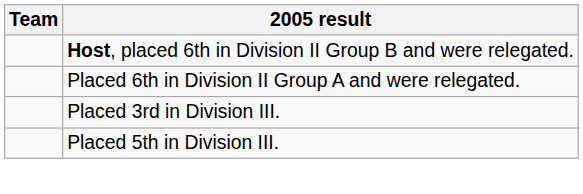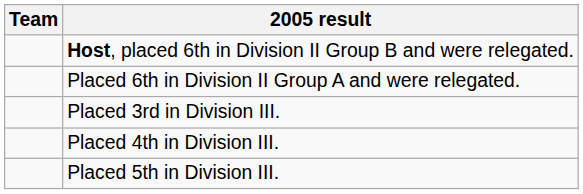+ row: (173, 142)
